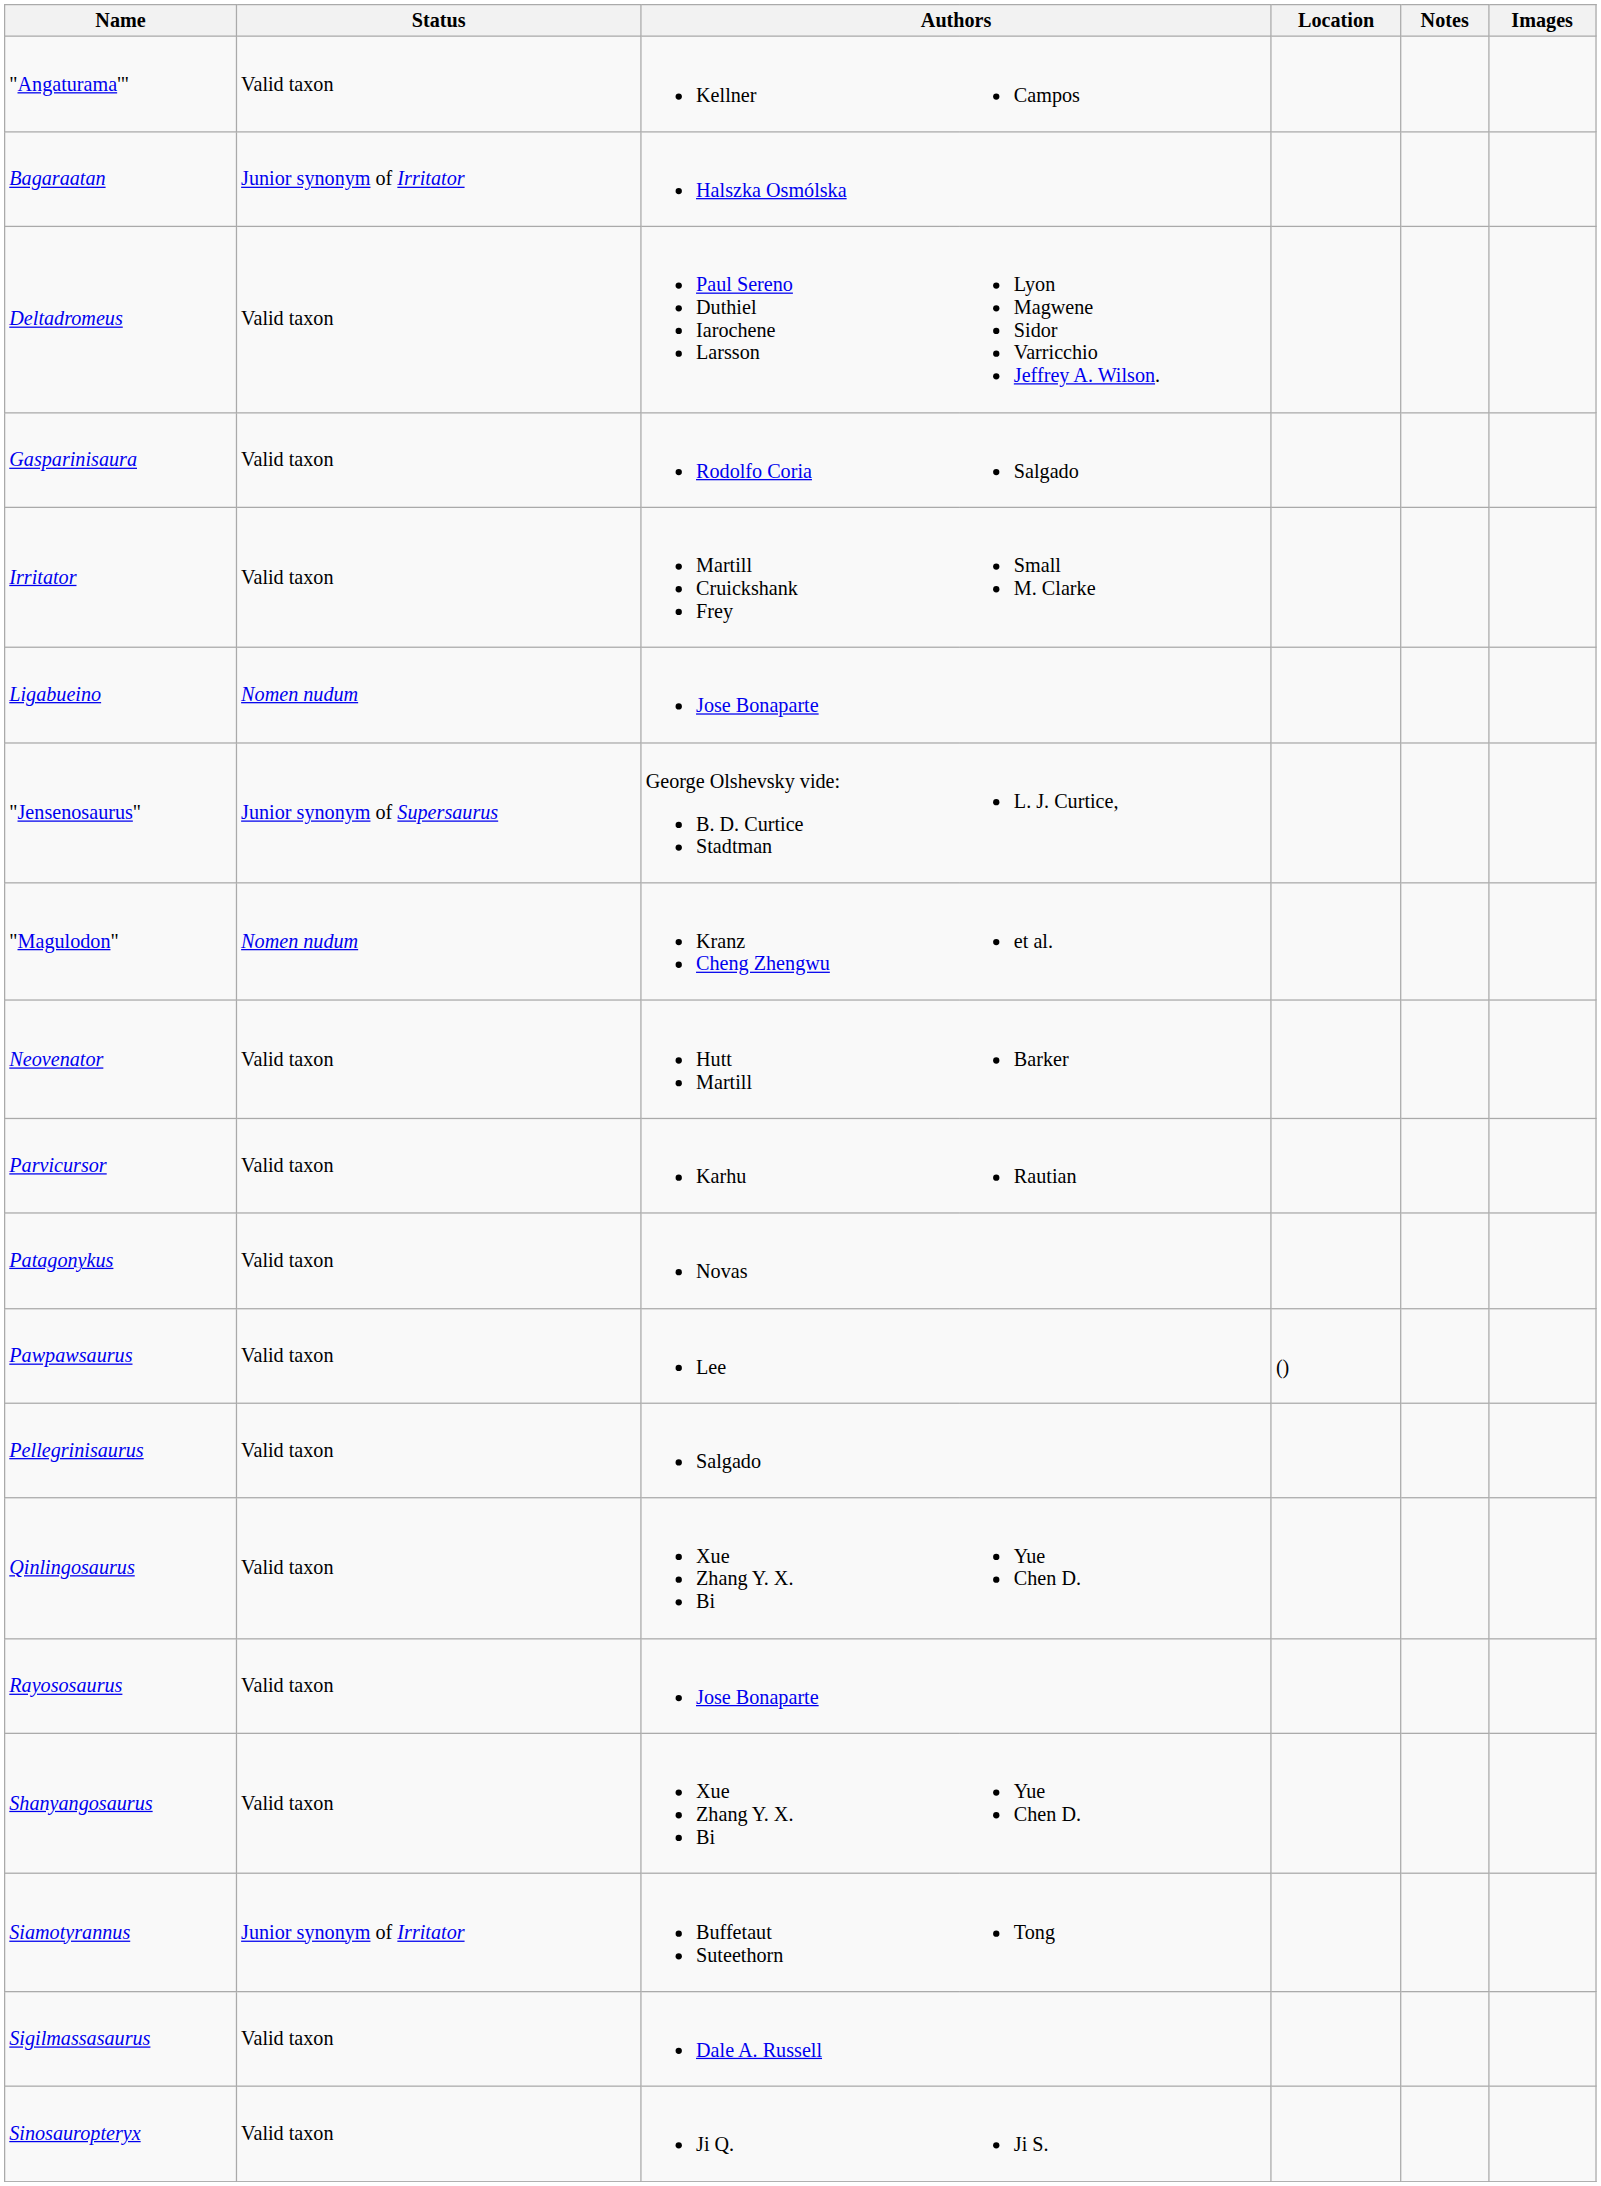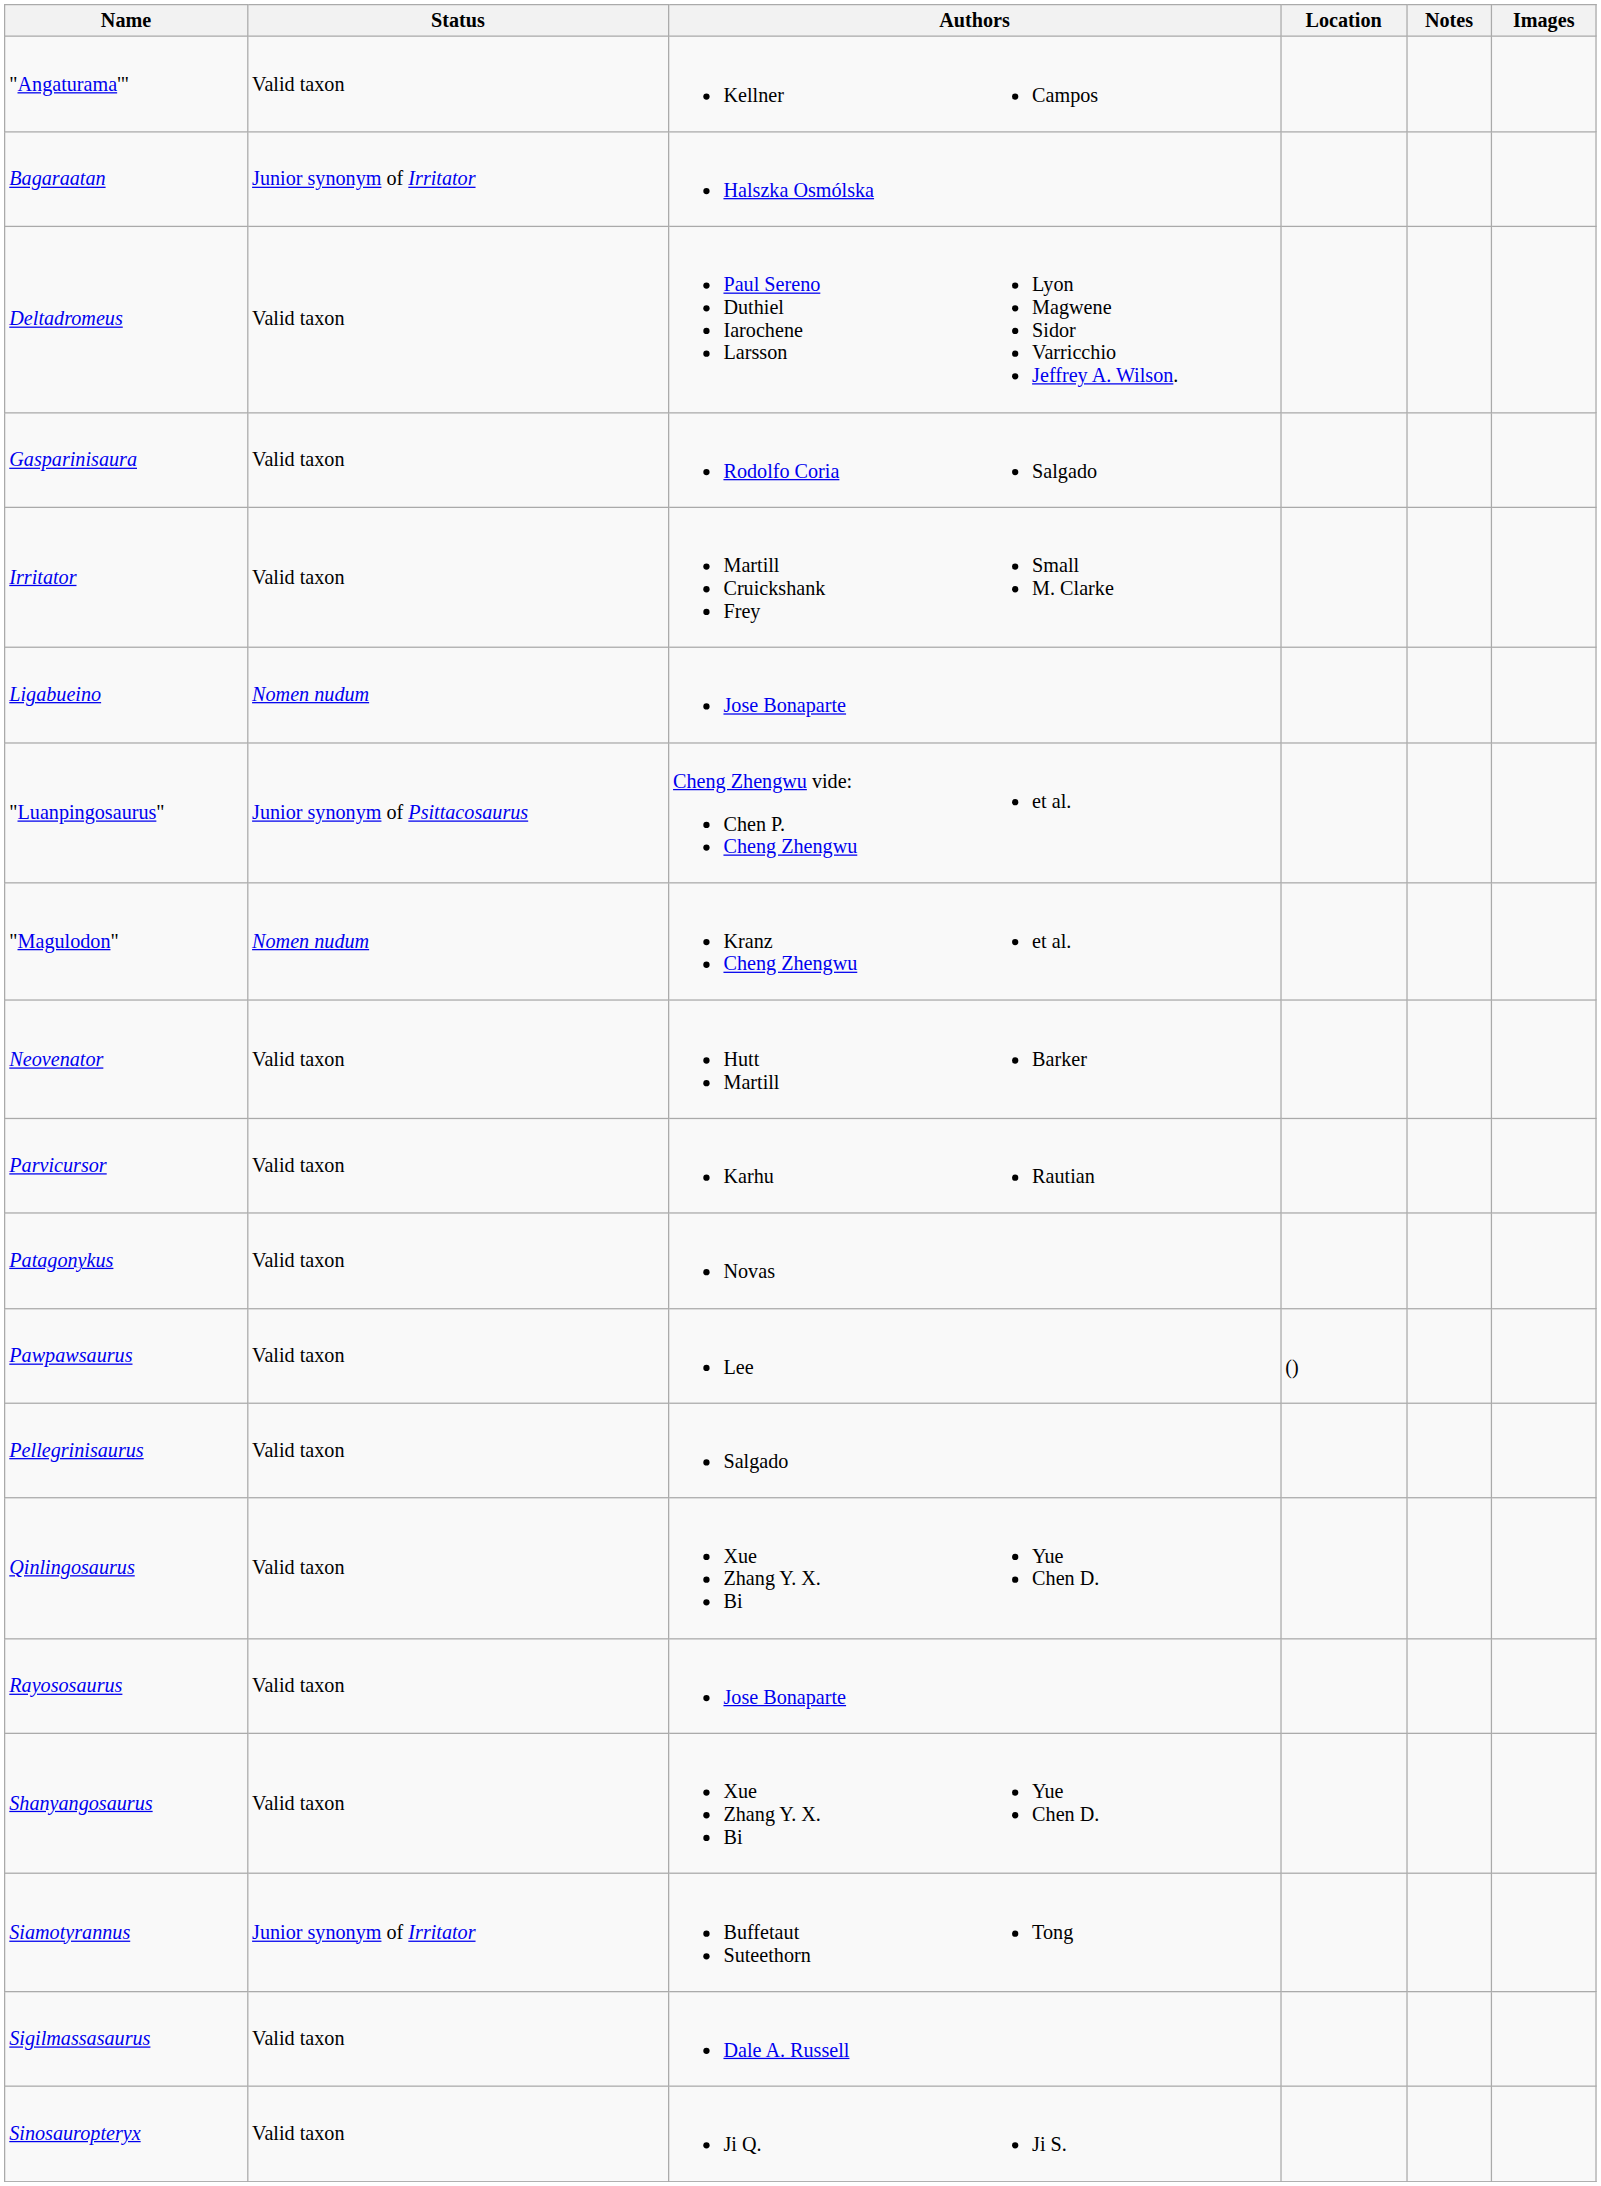- row: (75, 812)
+ row: (87, 812)
